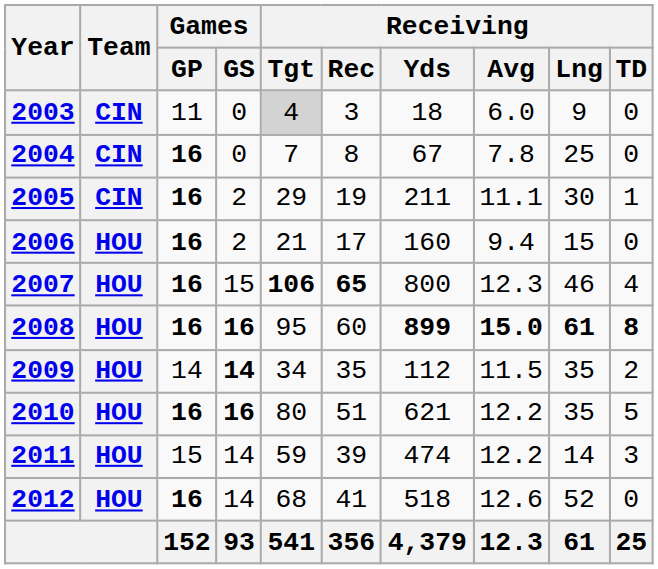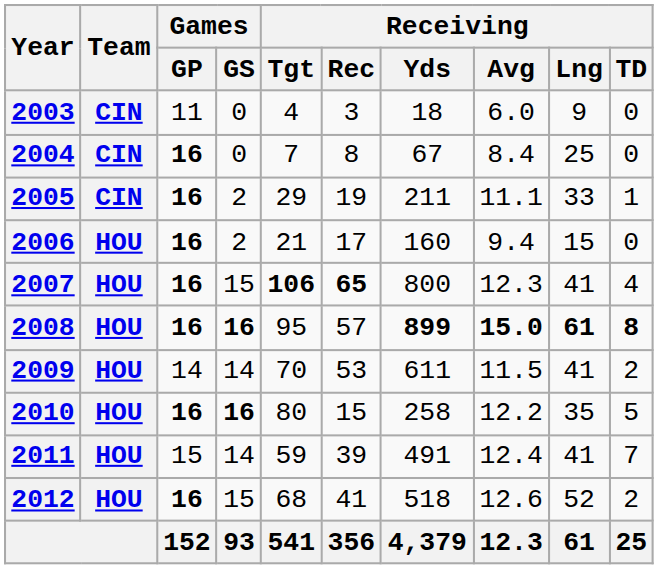(291, 113) lightgrey background -> (291, 113) no background
(511, 156) 7.8 -> (511, 156) 8.4
(579, 199) 30 -> (579, 199) 33
(579, 285) 46 -> (579, 285) 41
(351, 328) 60 -> (351, 328) 57
(239, 371) bold -> (239, 371) normal
(291, 371) 34 -> (291, 371) 70
(351, 371) 35 -> (351, 371) 53
(427, 371) 112 -> (427, 371) 611
(579, 371) 35 -> (579, 371) 41
(351, 414) 51 -> (351, 414) 15
(427, 414) 621 -> (427, 414) 258
(427, 457) 474 -> (427, 457) 491
(511, 457) 12.2 -> (511, 457) 12.4
(579, 457) 14 -> (579, 457) 41
(631, 457) 3 -> (631, 457) 7
(239, 500) 14 -> (239, 500) 15
(631, 500) 0 -> (631, 500) 2
